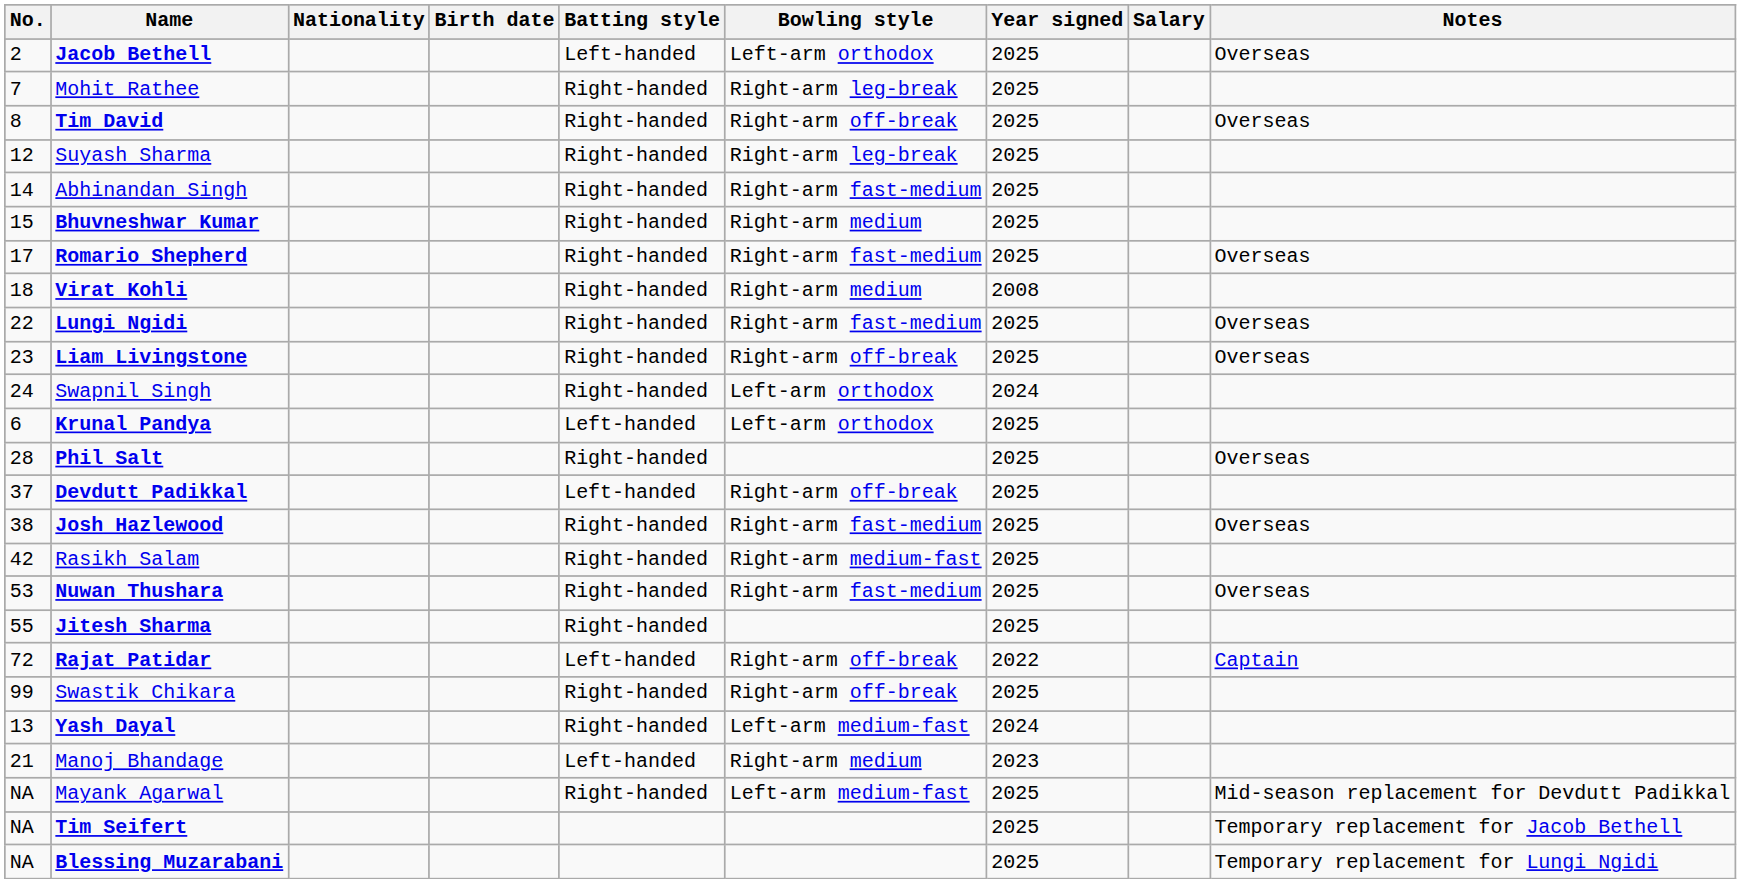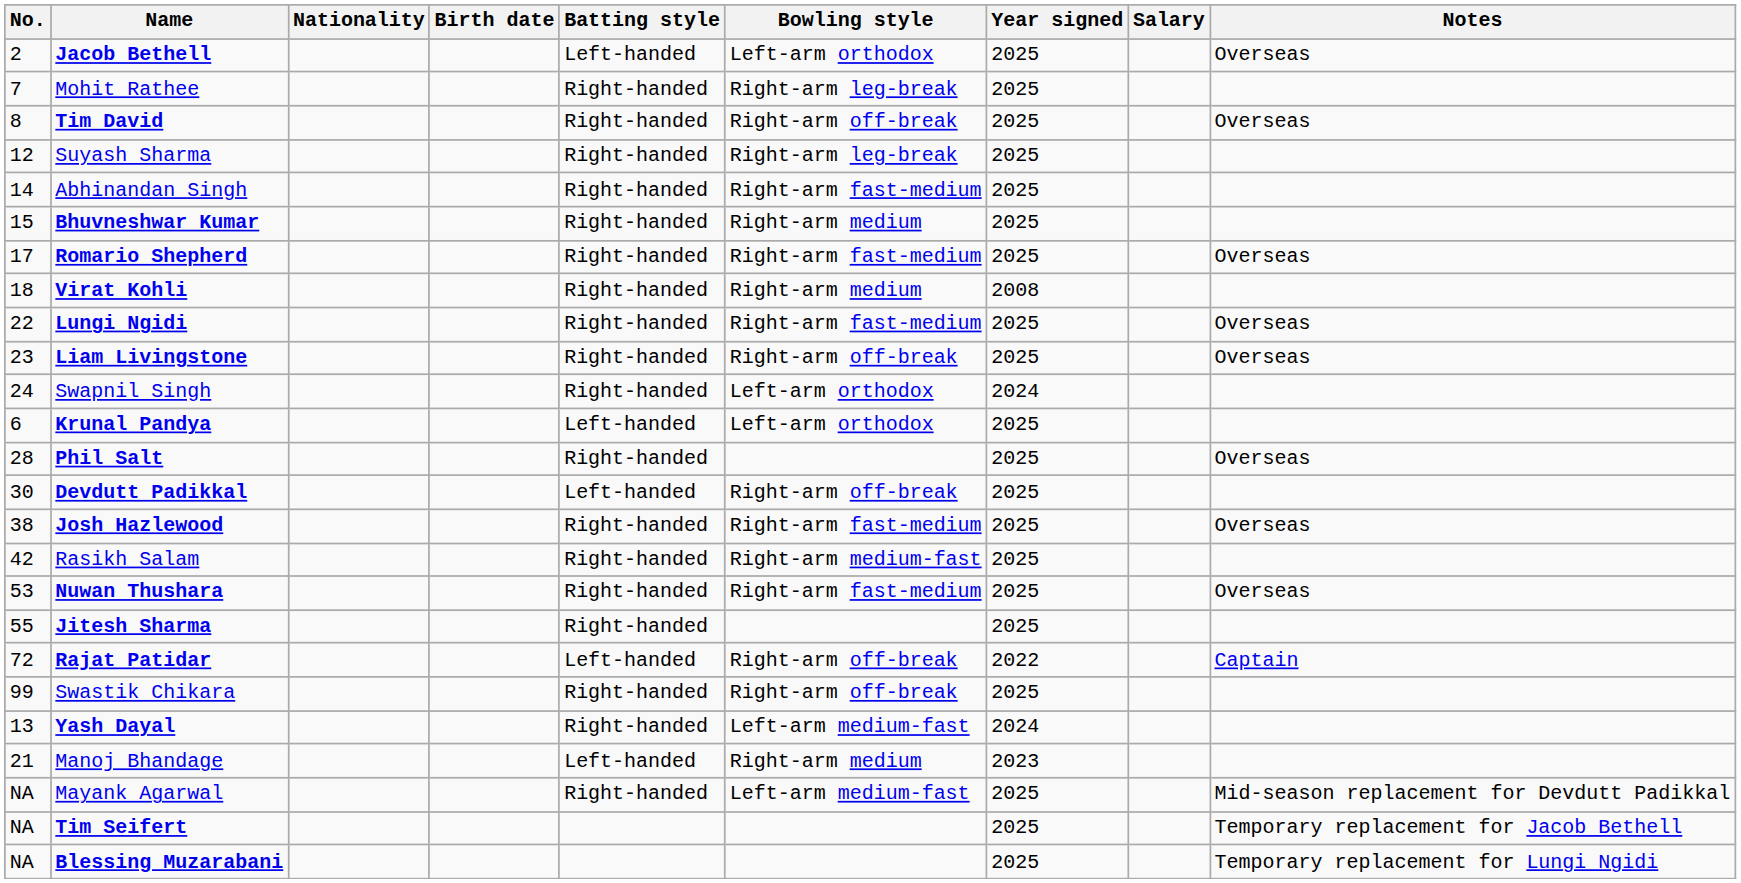(22, 492) 37 -> (22, 492) 30
